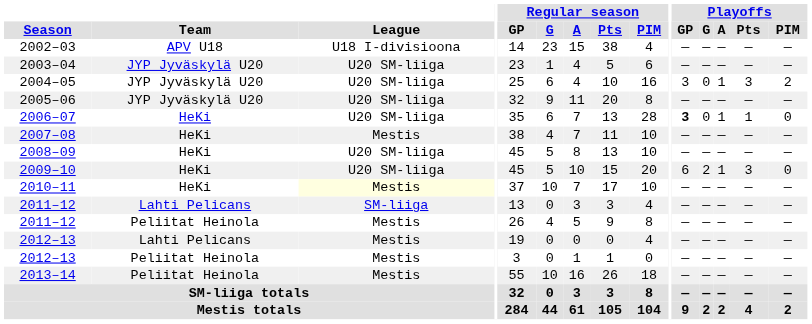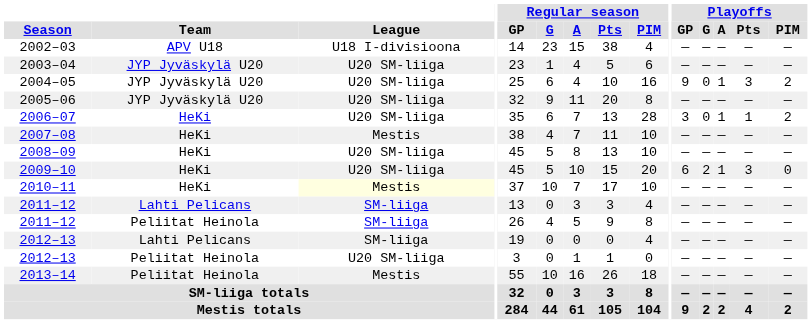(685, 83) 3 -> (685, 83) 9
(685, 118) bold -> (685, 118) normal
(788, 118) 0 -> (788, 118) 2
(396, 223) Mestis -> (396, 223) SM-liiga
(396, 240) Mestis -> (396, 240) SM-liiga
(396, 258) Mestis -> (396, 258) U20 SM-liiga
